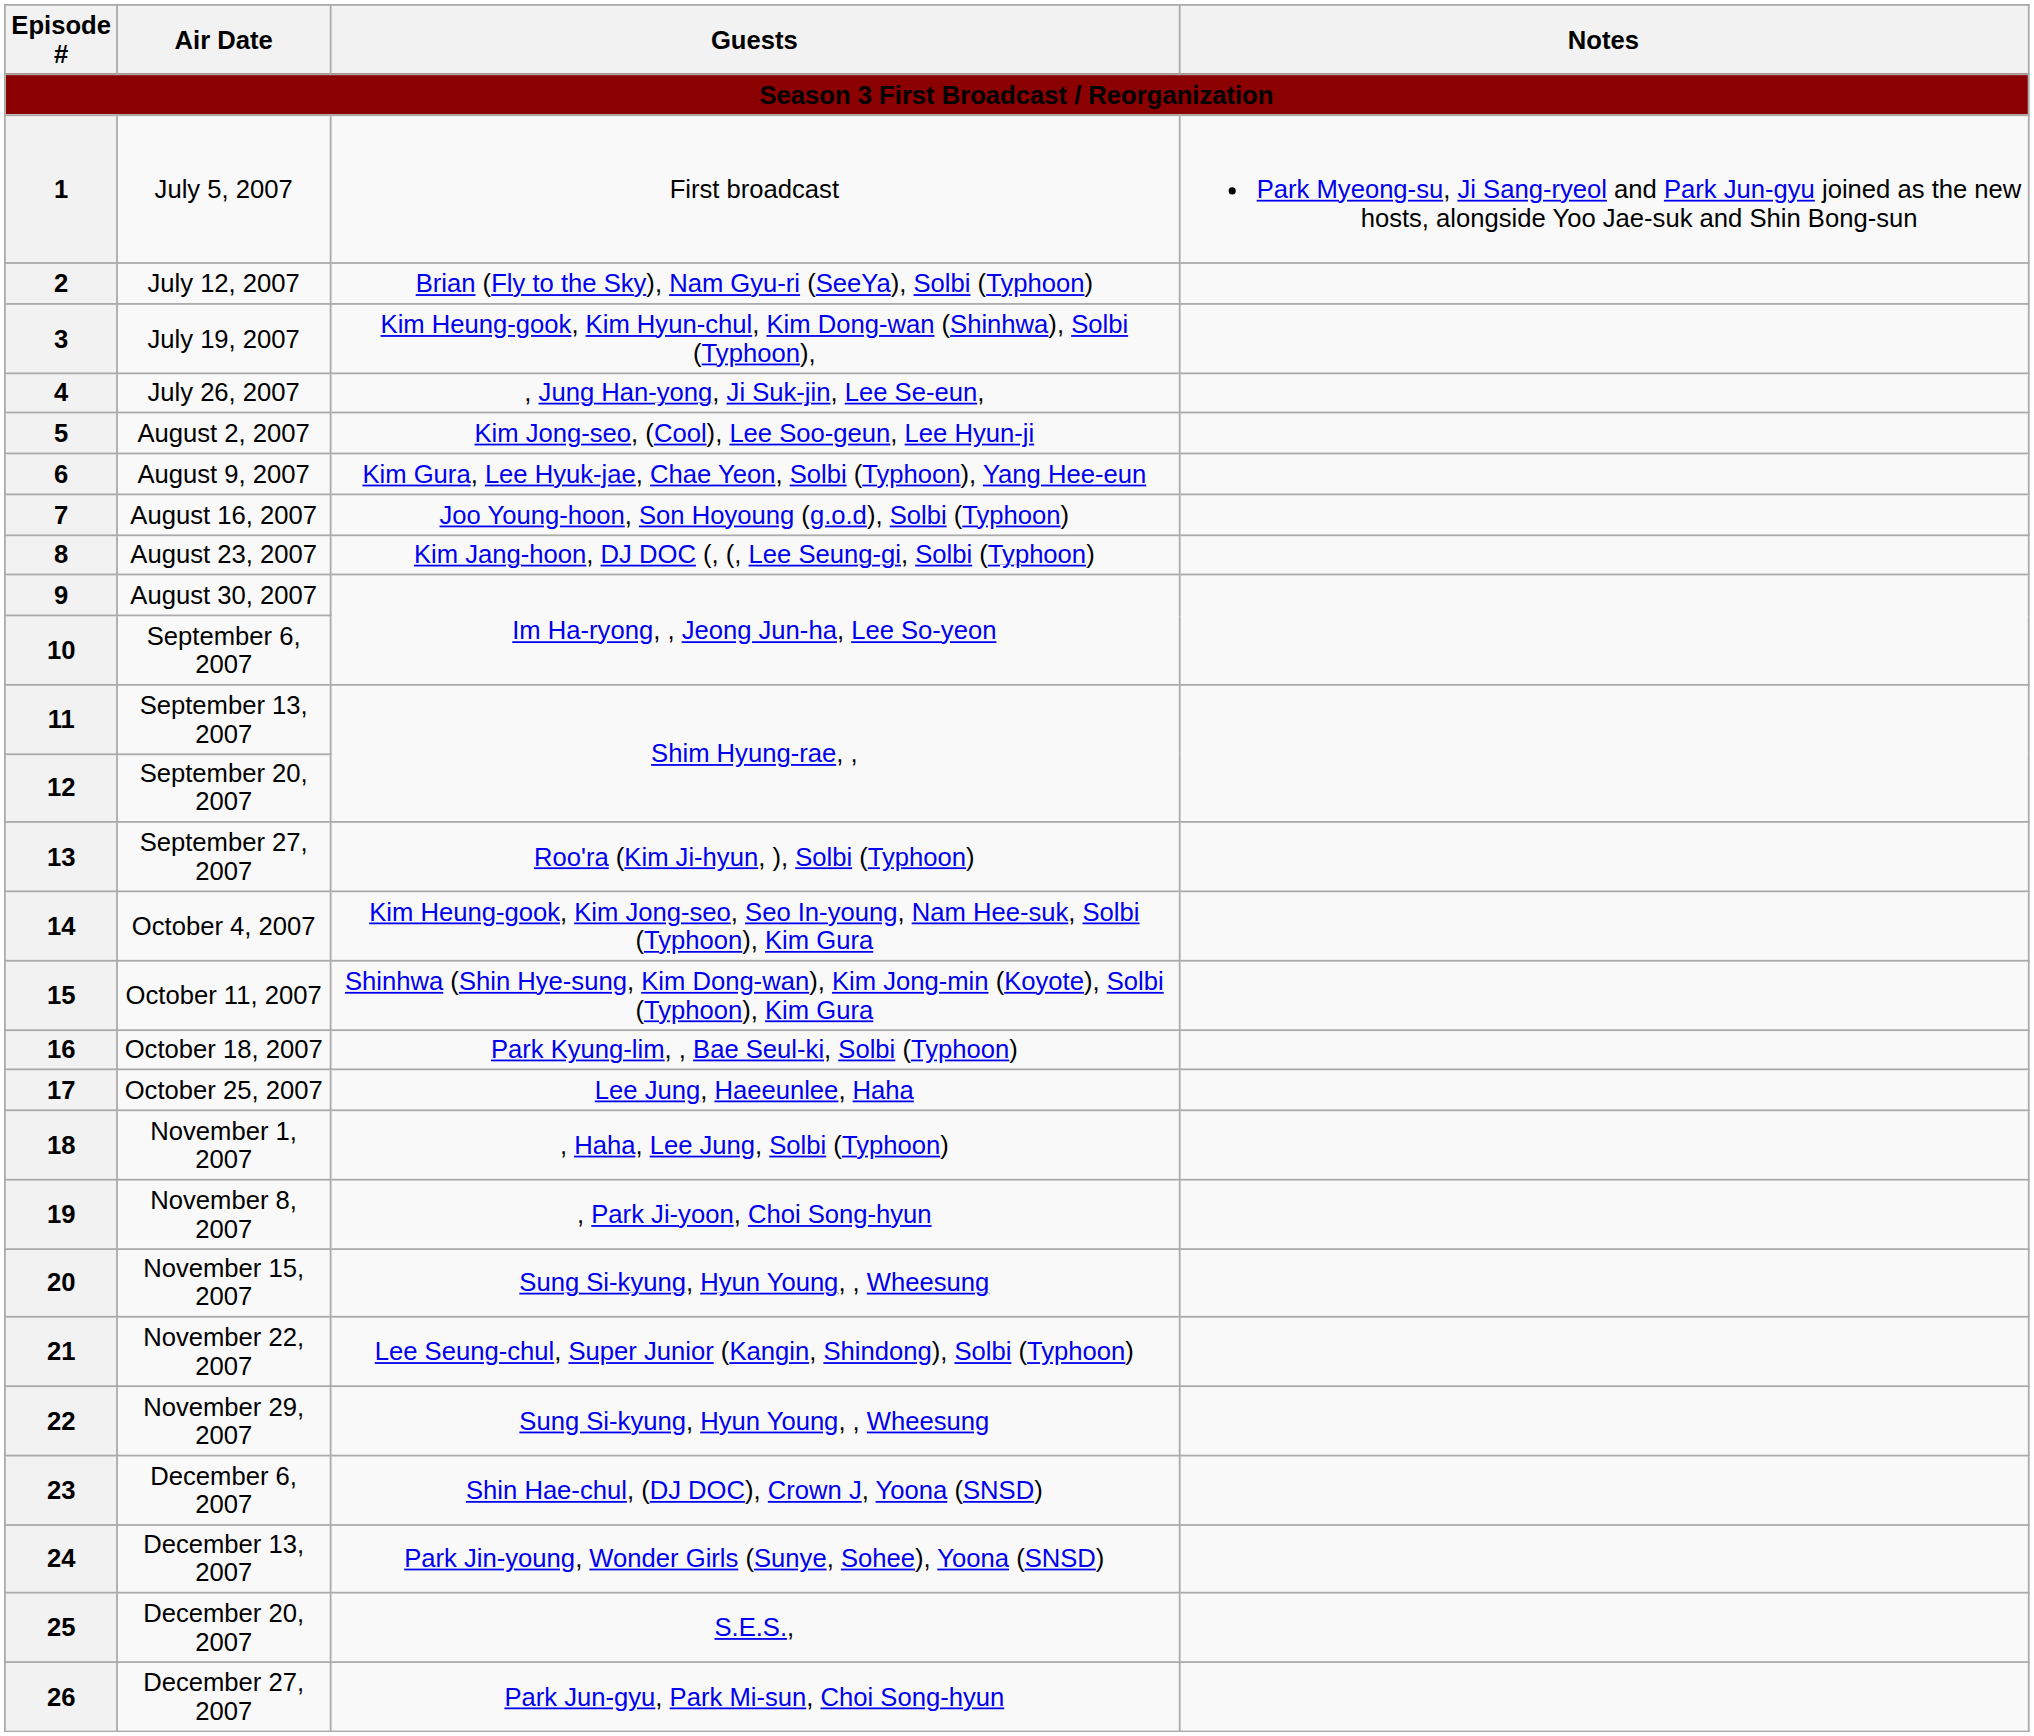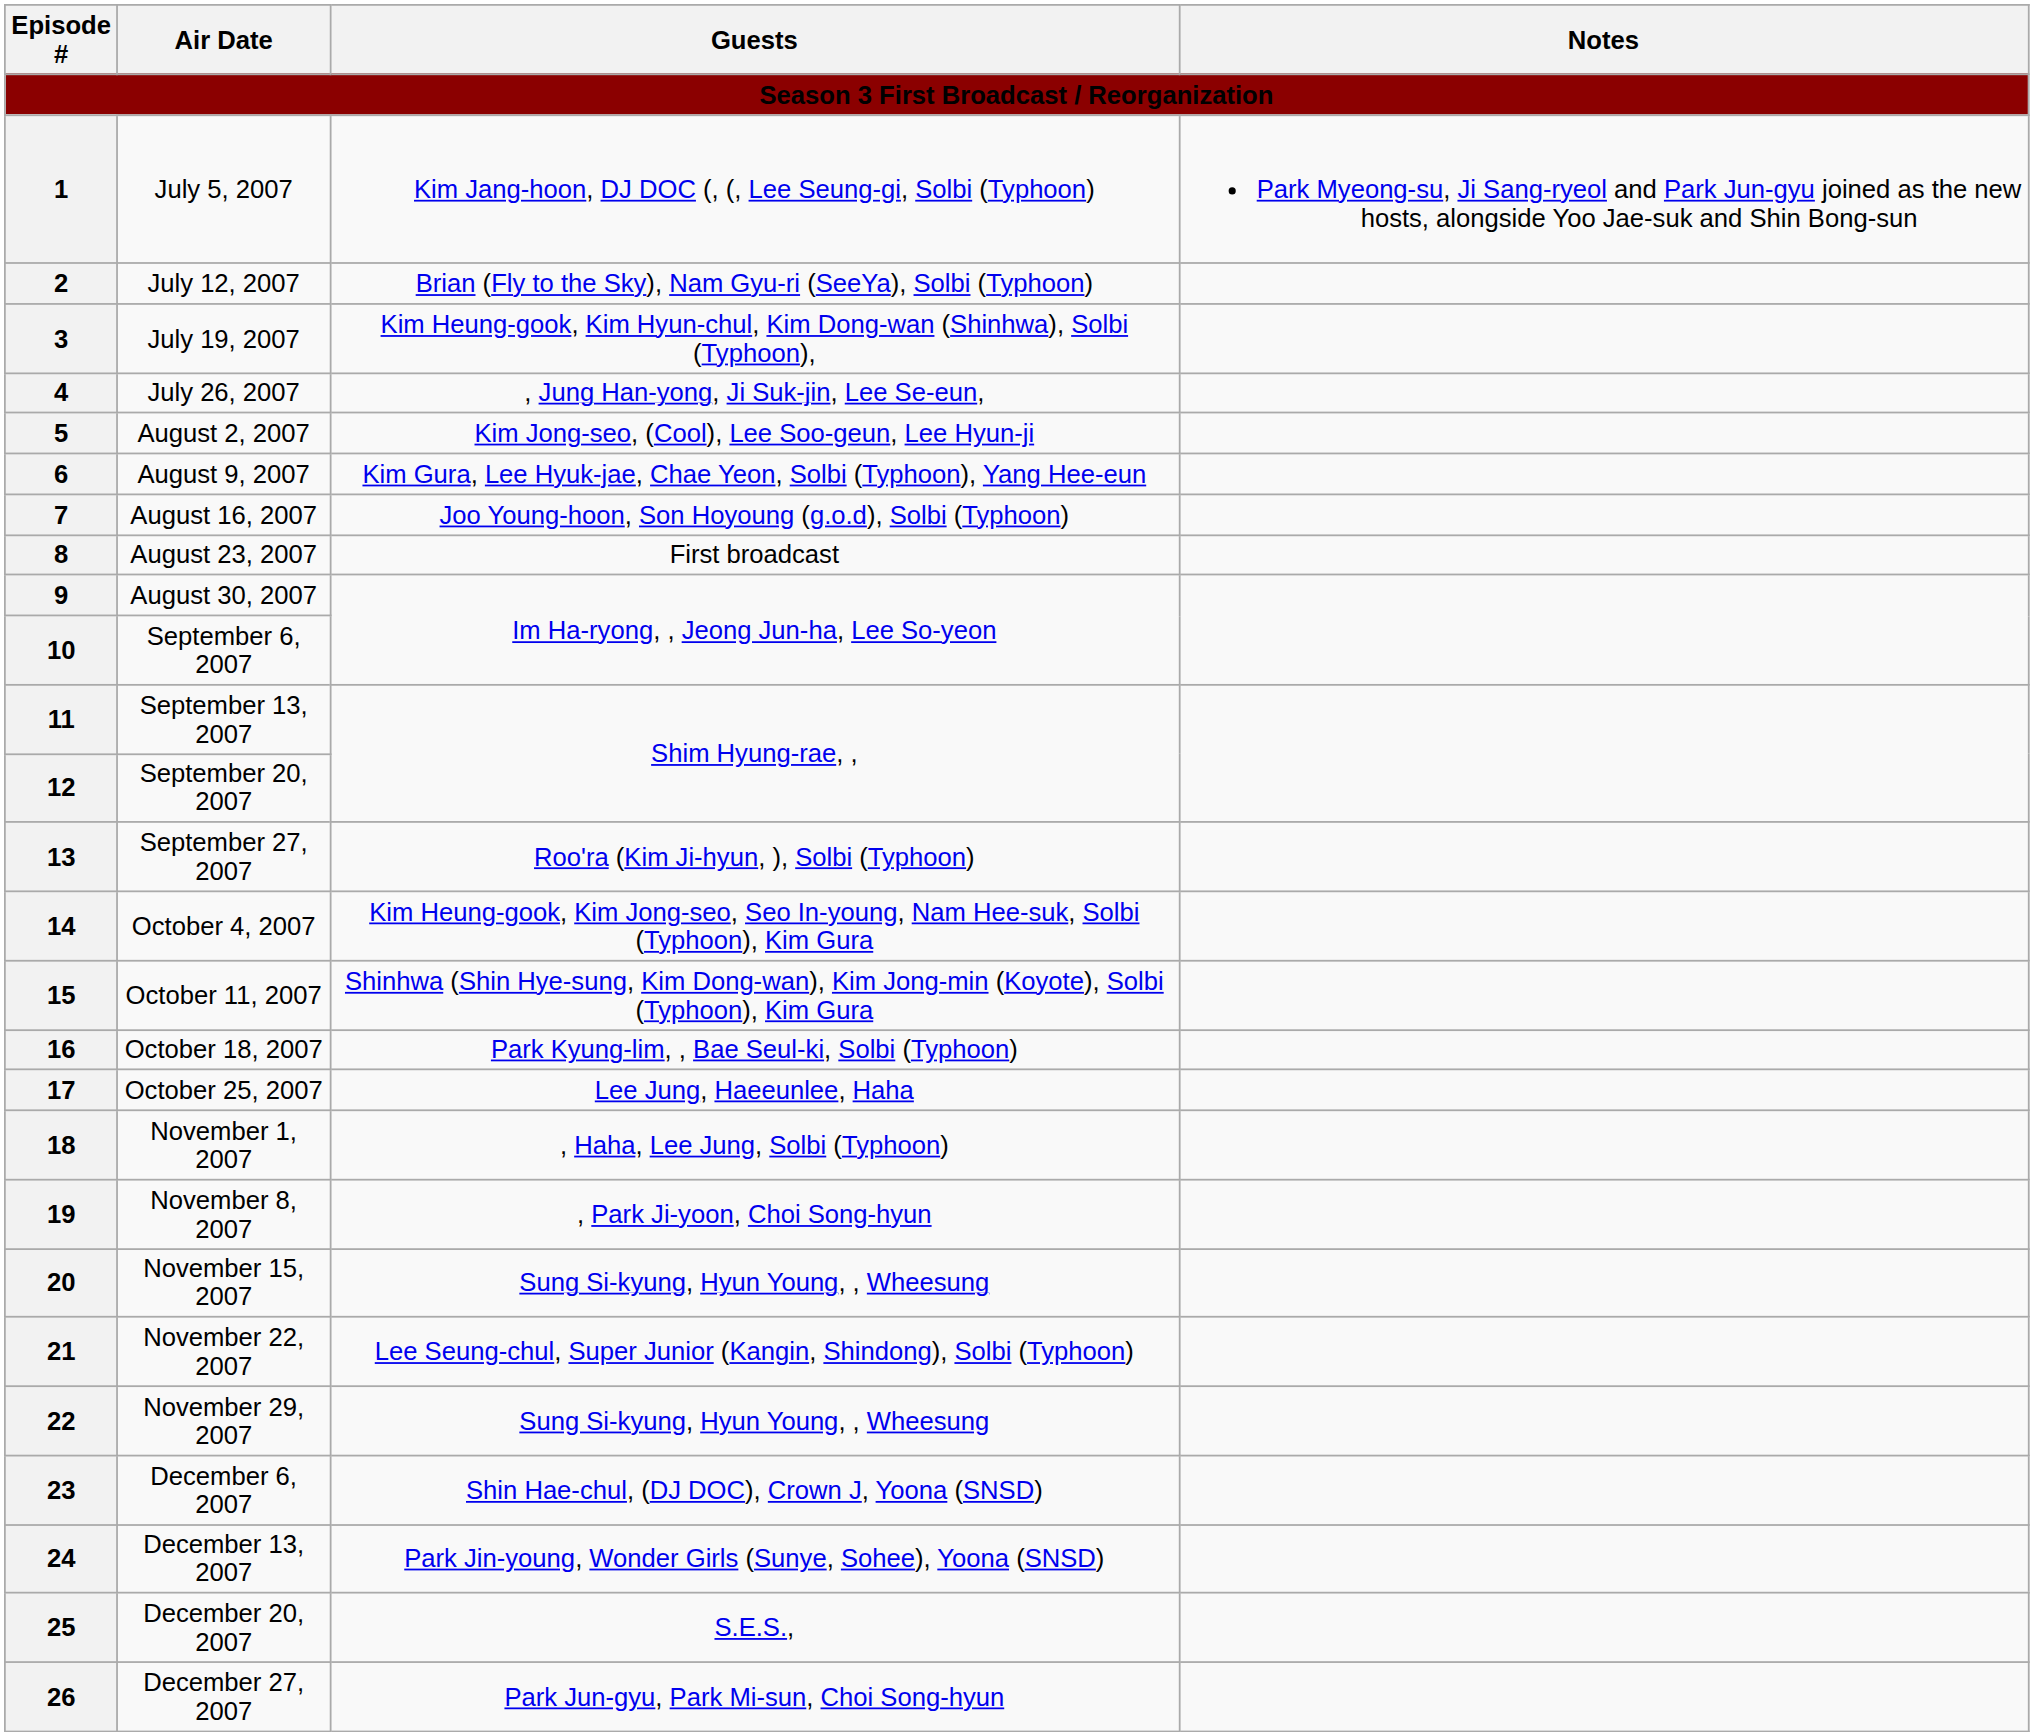(754, 189) First broadcast -> (754, 189) Kim Jang-hoon, DJ DOC (, (, Lee Seung-gi, Solbi (Typhoon)
(754, 555) Kim Jang-hoon, DJ DOC (, (, Lee Seung-gi, Solbi (Typhoon) -> (754, 555) First broadcast
